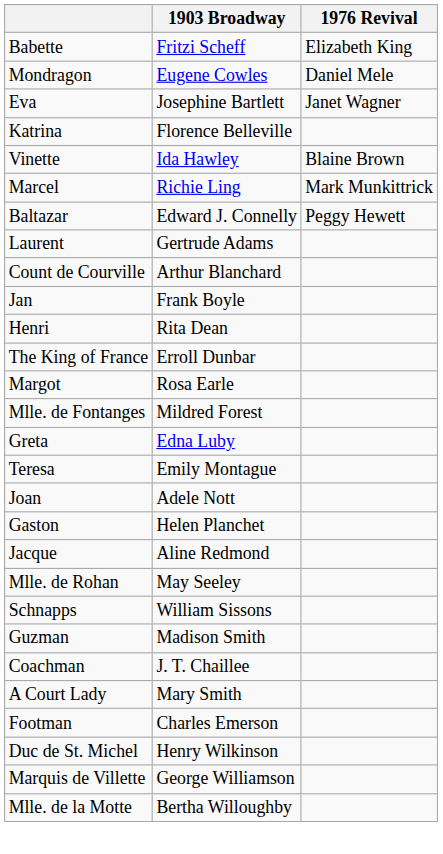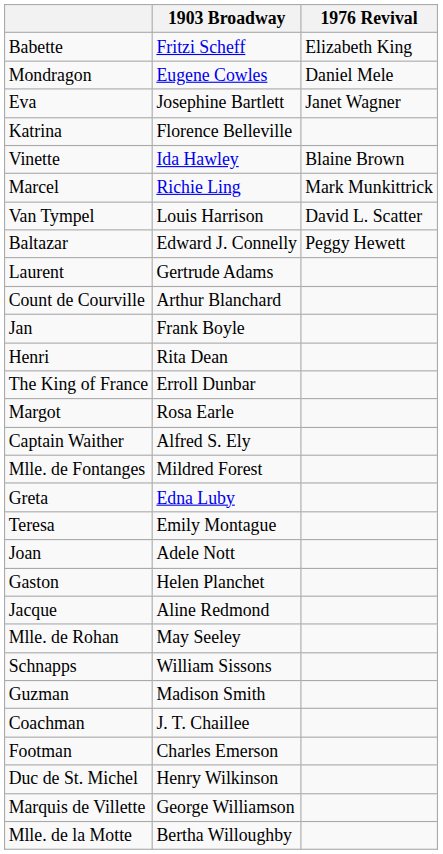+ row: (52, 215)
+ row: (66, 441)
- row: (57, 694)
